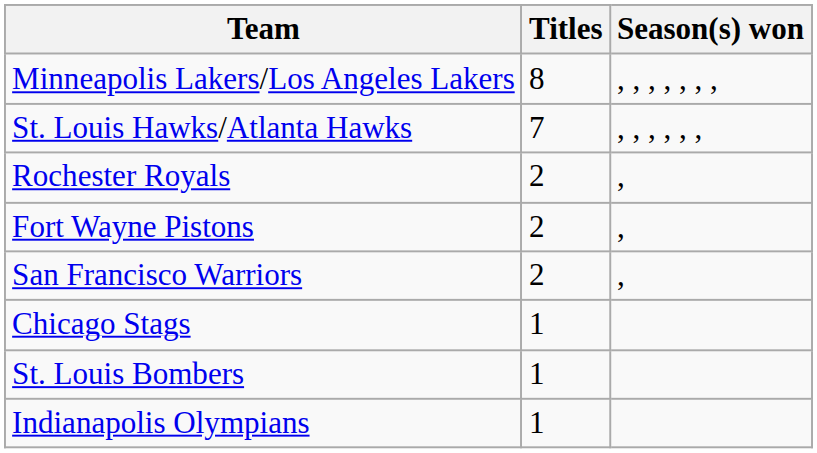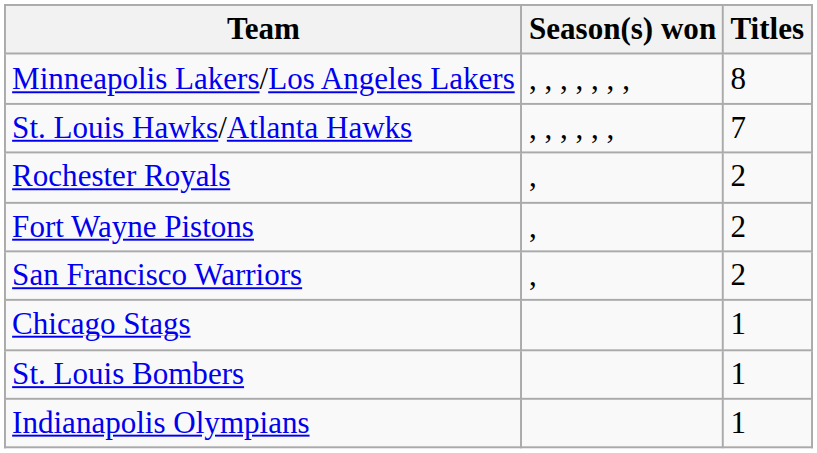columns swapped: (566, 29) <-> (710, 29)
